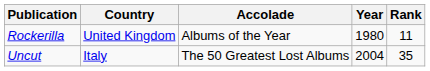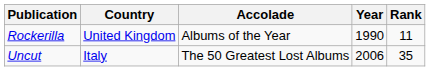(370, 35) 1980 -> (370, 35) 1990
(370, 55) 2004 -> (370, 55) 2006
